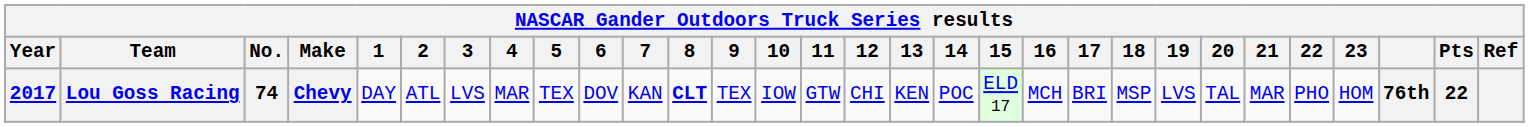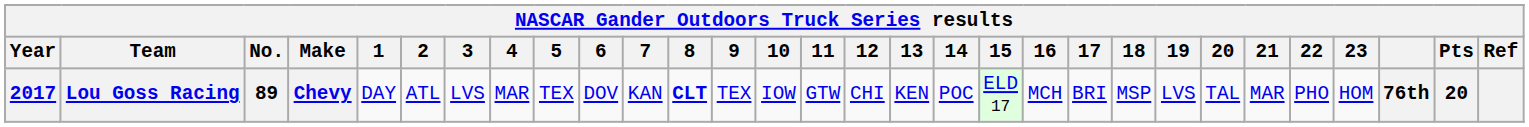(267, 94) 74 -> (267, 94) 89
(1456, 94) 22 -> (1456, 94) 20
